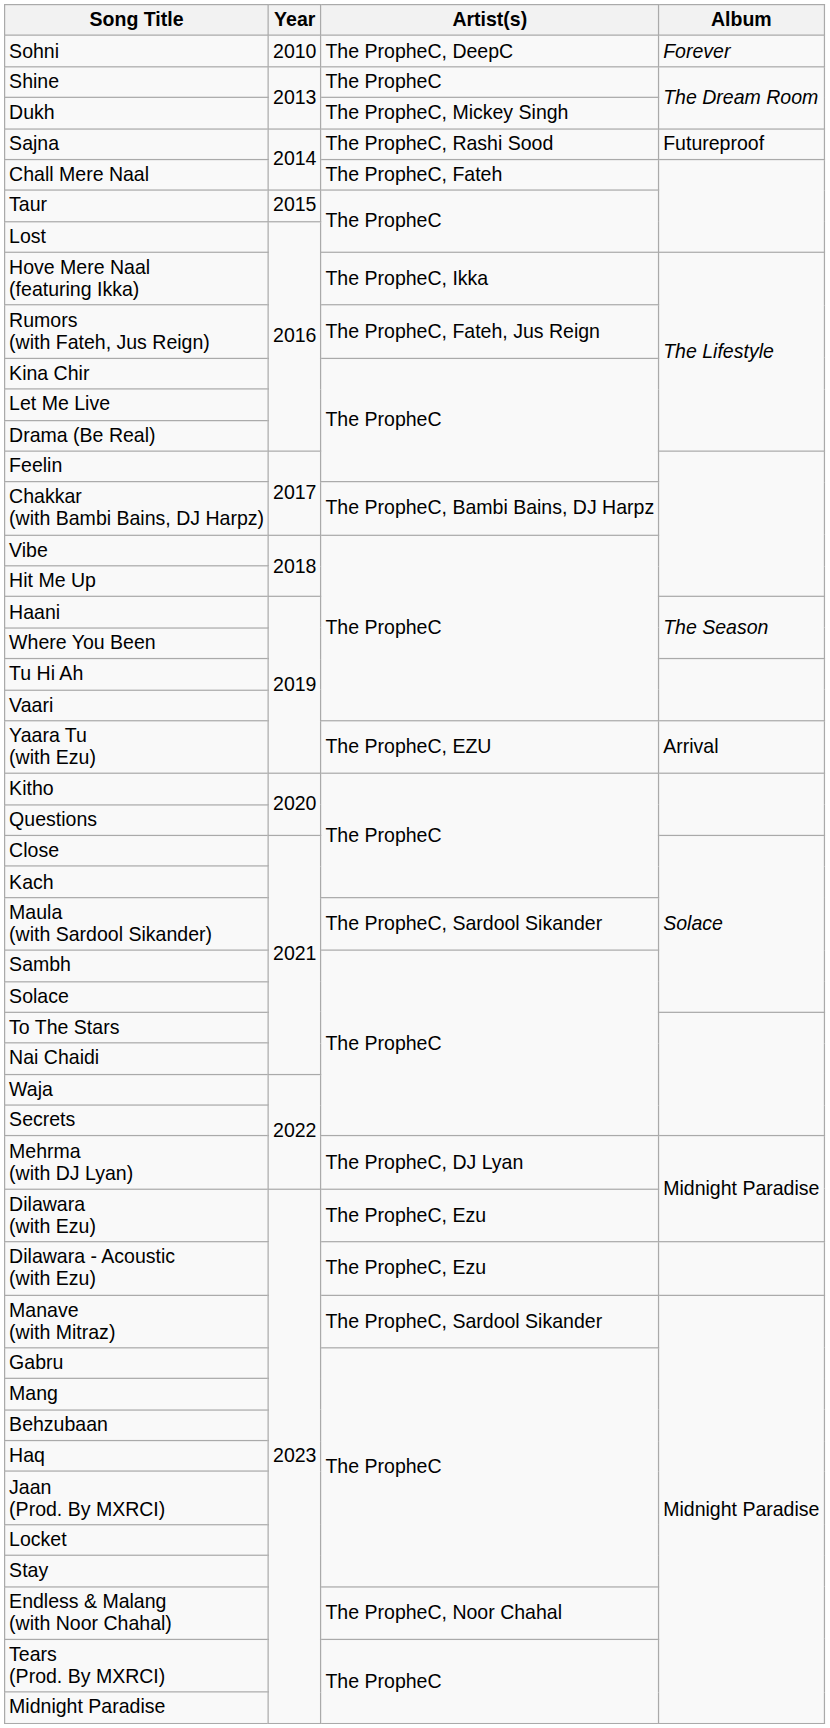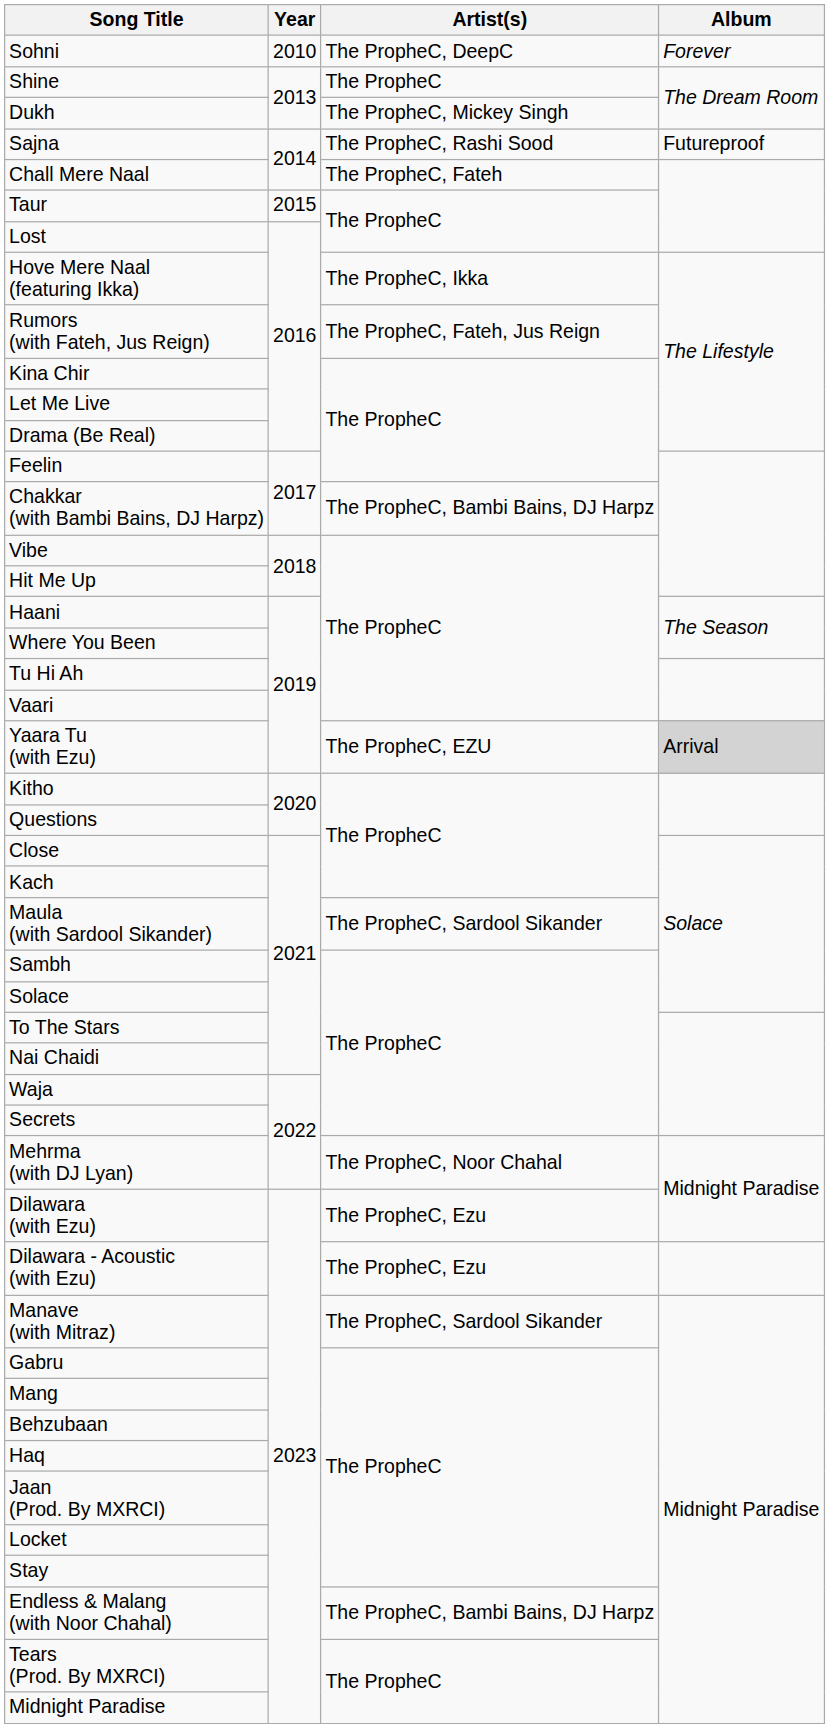(691, 746) no background -> (691, 746) lightgrey background
(424, 1162) The PropheC, DJ Lyan -> (444, 1162) The PropheC, Noor Chahal
(444, 1612) The PropheC, Noor Chahal -> (490, 1612) The PropheC, Bambi Bains, DJ Harpz
